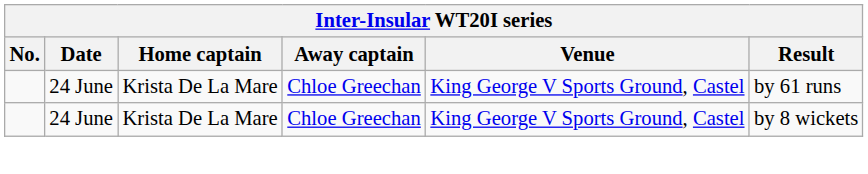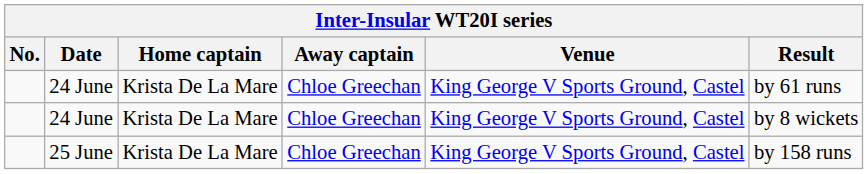+ row: (25, 152)
